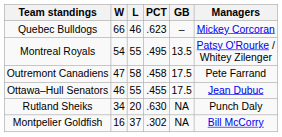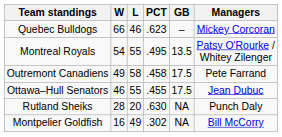(119, 73) 47 -> (119, 73) 49
(119, 106) 34 -> (119, 106) 28
(135, 123) 37 -> (135, 123) 49
